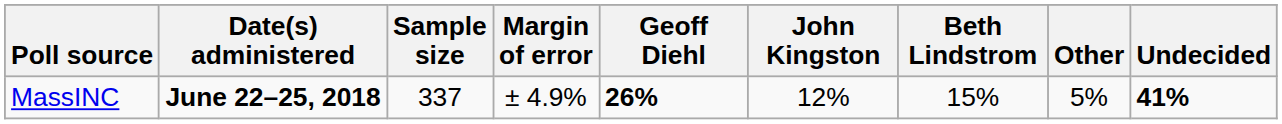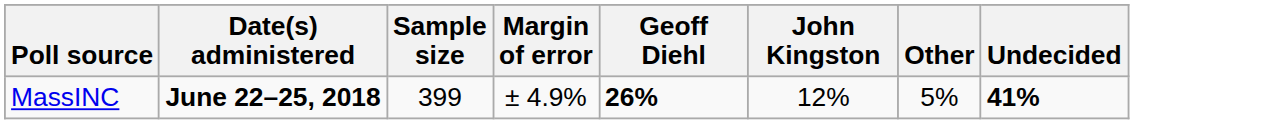- column: (973, 41)
(440, 97) 337 -> (440, 97) 399
